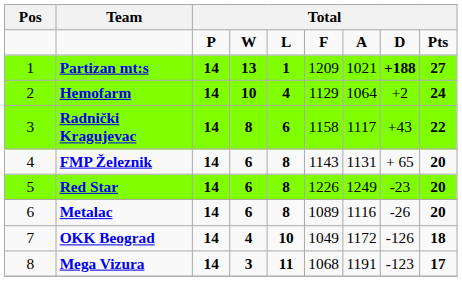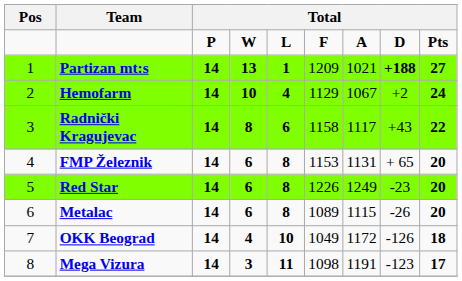(362, 93) 1064 -> (362, 93) 1067
(324, 162) 1143 -> (324, 162) 1153
(362, 212) 1116 -> (362, 212) 1115
(324, 263) 1068 -> (324, 263) 1098
